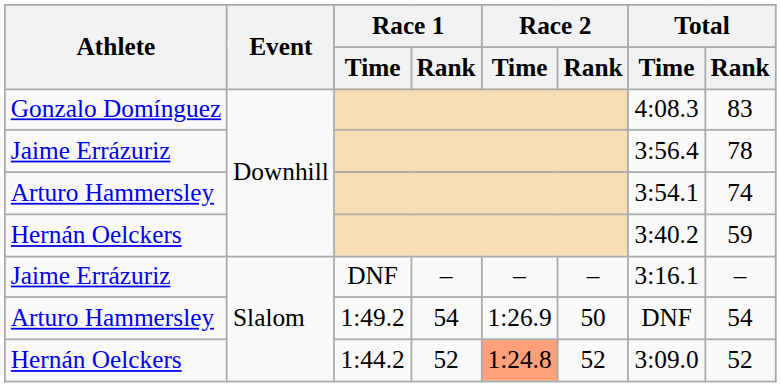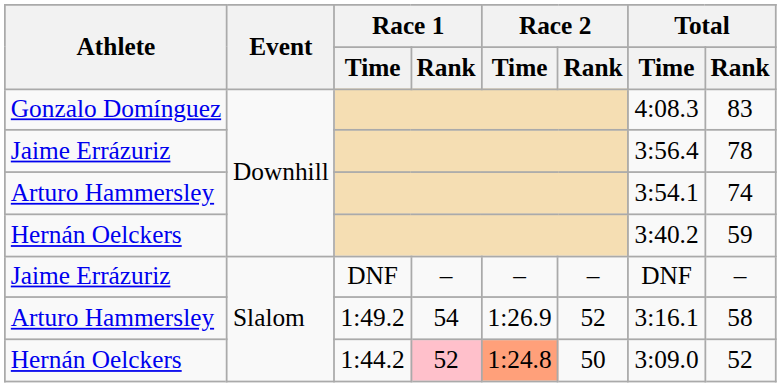(667, 276) 3:16.1 -> (667, 276) DNF
(593, 318) 50 -> (593, 318) 52
(667, 318) DNF -> (667, 318) 3:16.1
(740, 318) 54 -> (740, 318) 58
(446, 360) no background -> (446, 360) pink background
(593, 360) 52 -> (593, 360) 50
